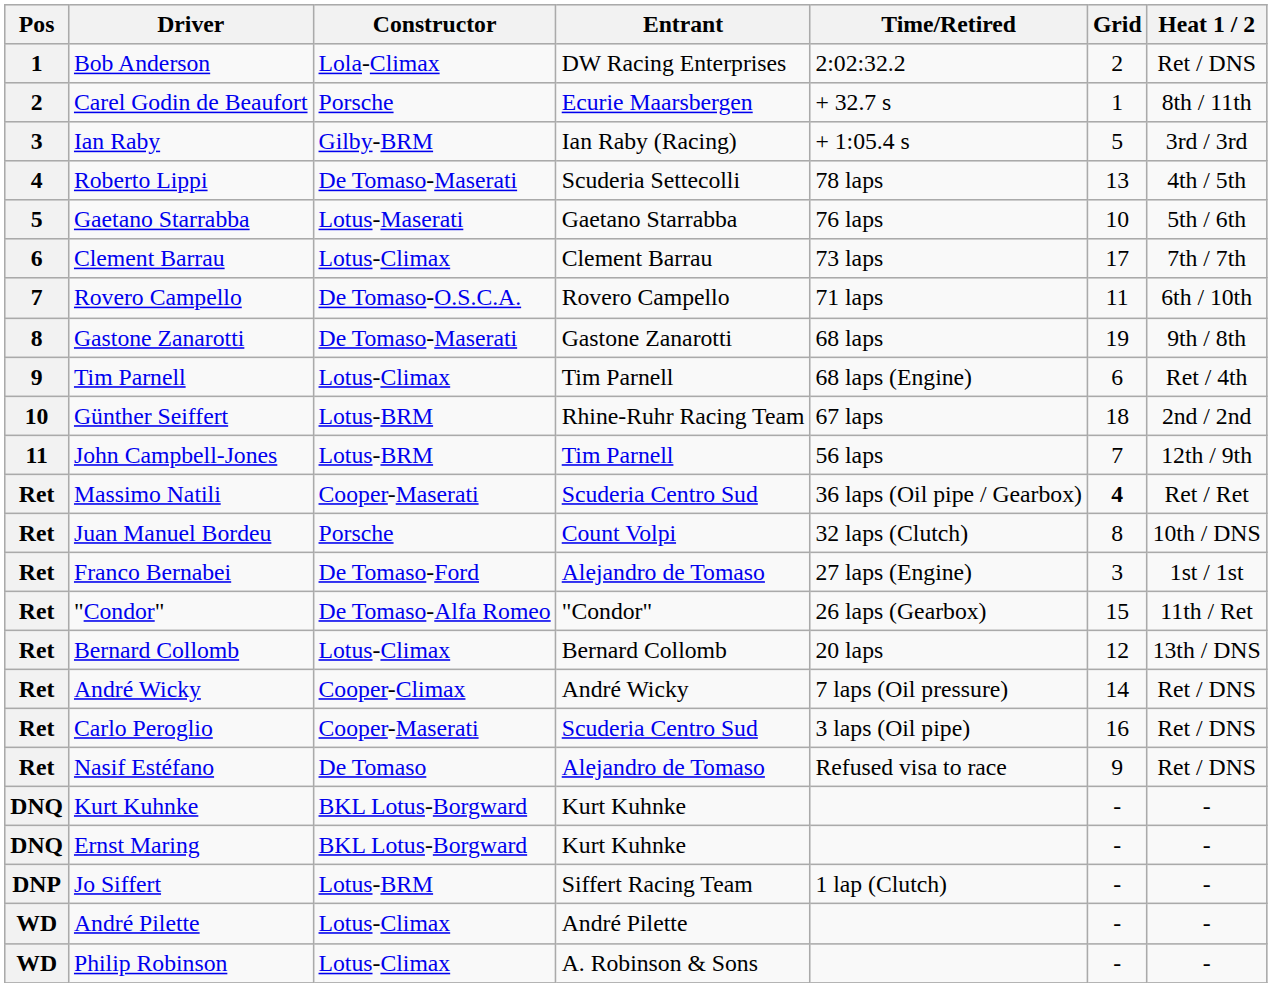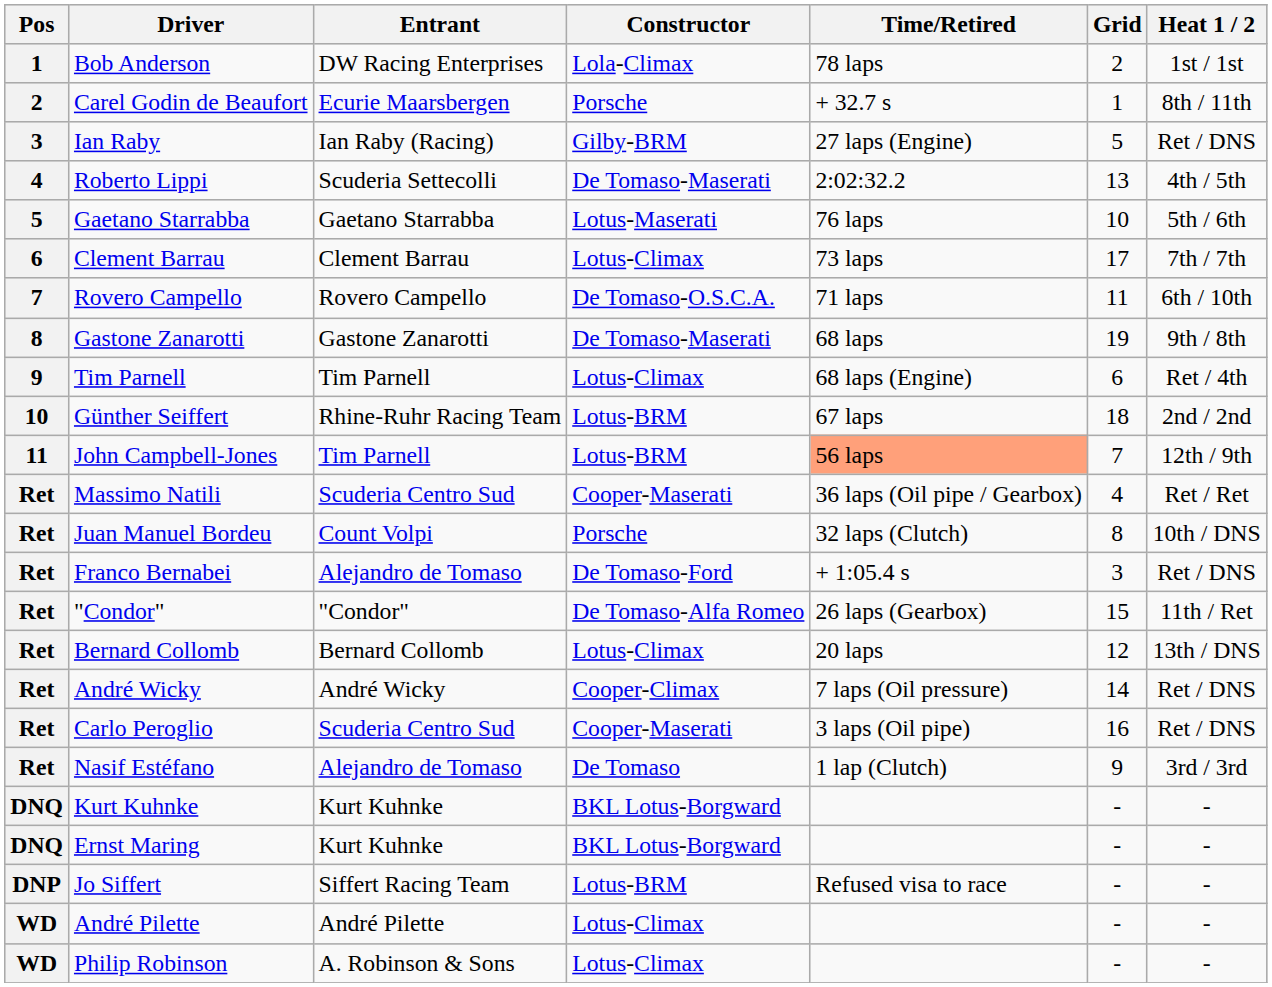columns swapped: (683, 24) <-> (435, 24)
(861, 63) 2:02:32.2 -> (849, 63) 78 laps
(1207, 63) Ret / DNS -> (1207, 63) 1st / 1st
(863, 141) + 1:05.4 s -> (894, 141) 27 laps (Engine)
(1207, 141) 3rd / 3rd -> (1207, 141) Ret / DNS
(849, 180) 78 laps -> (861, 180) 2:02:32.2
(849, 454) no background -> (849, 454) lightsalmon background
(1117, 493) bold -> (1117, 493) normal
(894, 571) 27 laps (Engine) -> (863, 571) + 1:05.4 s
(1207, 571) 1st / 1st -> (1207, 571) Ret / DNS
(911, 767) Refused visa to race -> (881, 767) 1 lap (Clutch)
(1207, 767) Ret / DNS -> (1207, 767) 3rd / 3rd
(881, 884) 1 lap (Clutch) -> (911, 884) Refused visa to race
